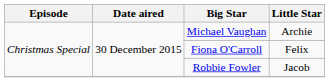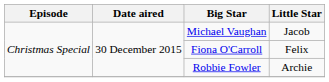(297, 31) Archie -> (297, 31) Jacob
(297, 67) Jacob -> (297, 67) Archie
